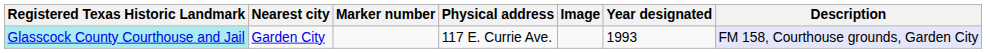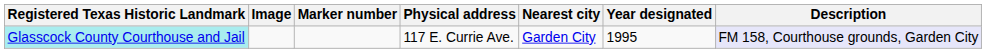columns swapped: (580, 15) <-> (291, 15)
(622, 37) 1993 -> (622, 37) 1995
